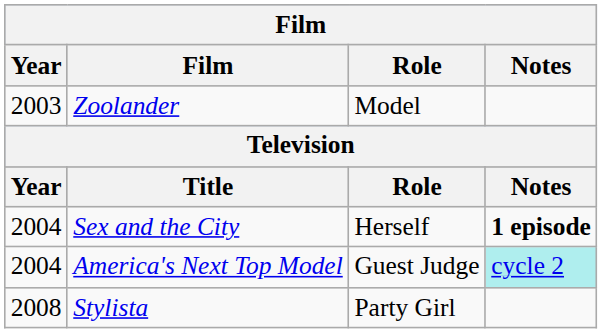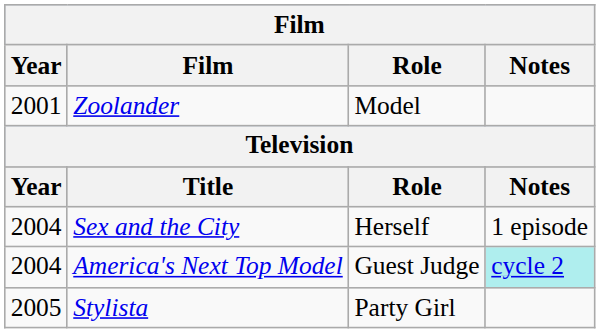(36, 105) 2003 -> (36, 105) 2001
(541, 226) bold -> (540, 226) normal
(36, 307) 2008 -> (36, 307) 2005
